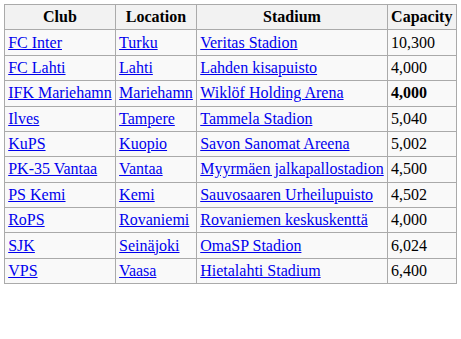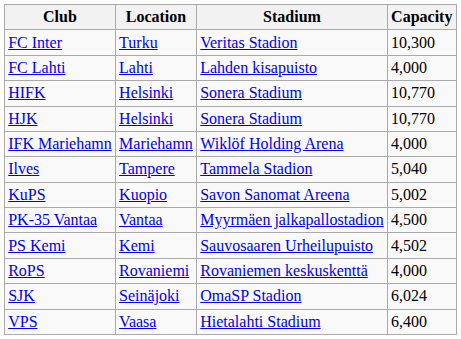+ row: (27, 93)
+ row: (23, 118)
(409, 93) bold -> (409, 144) normal
